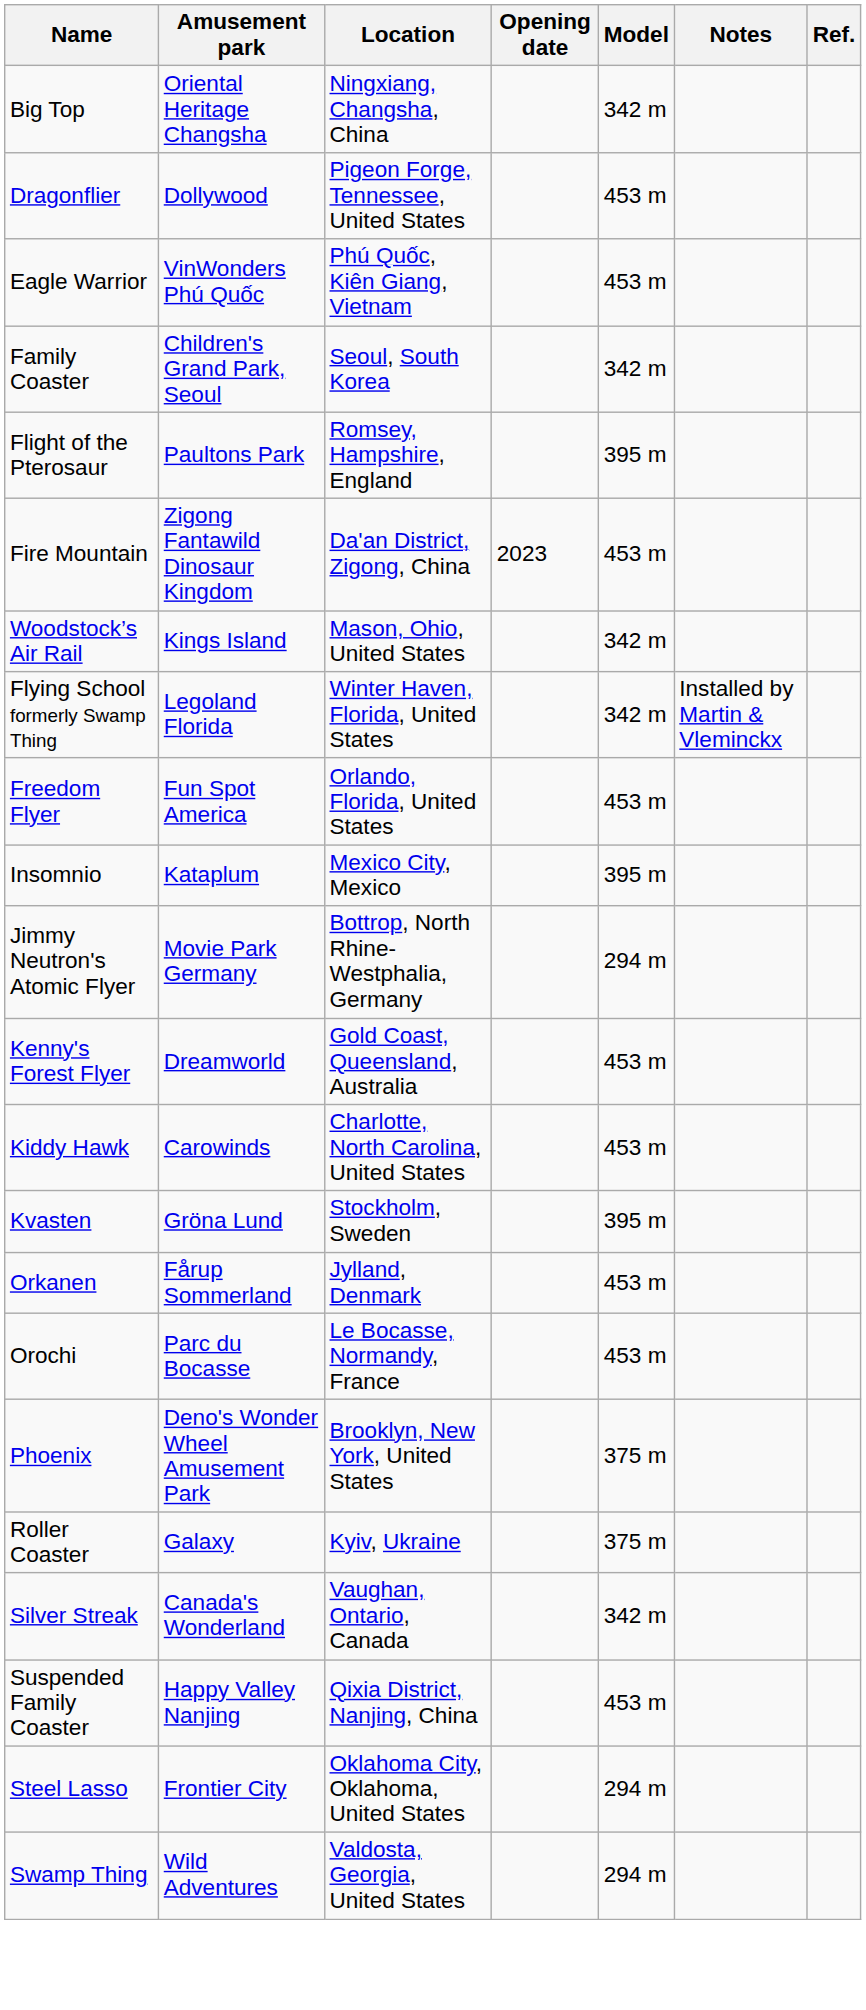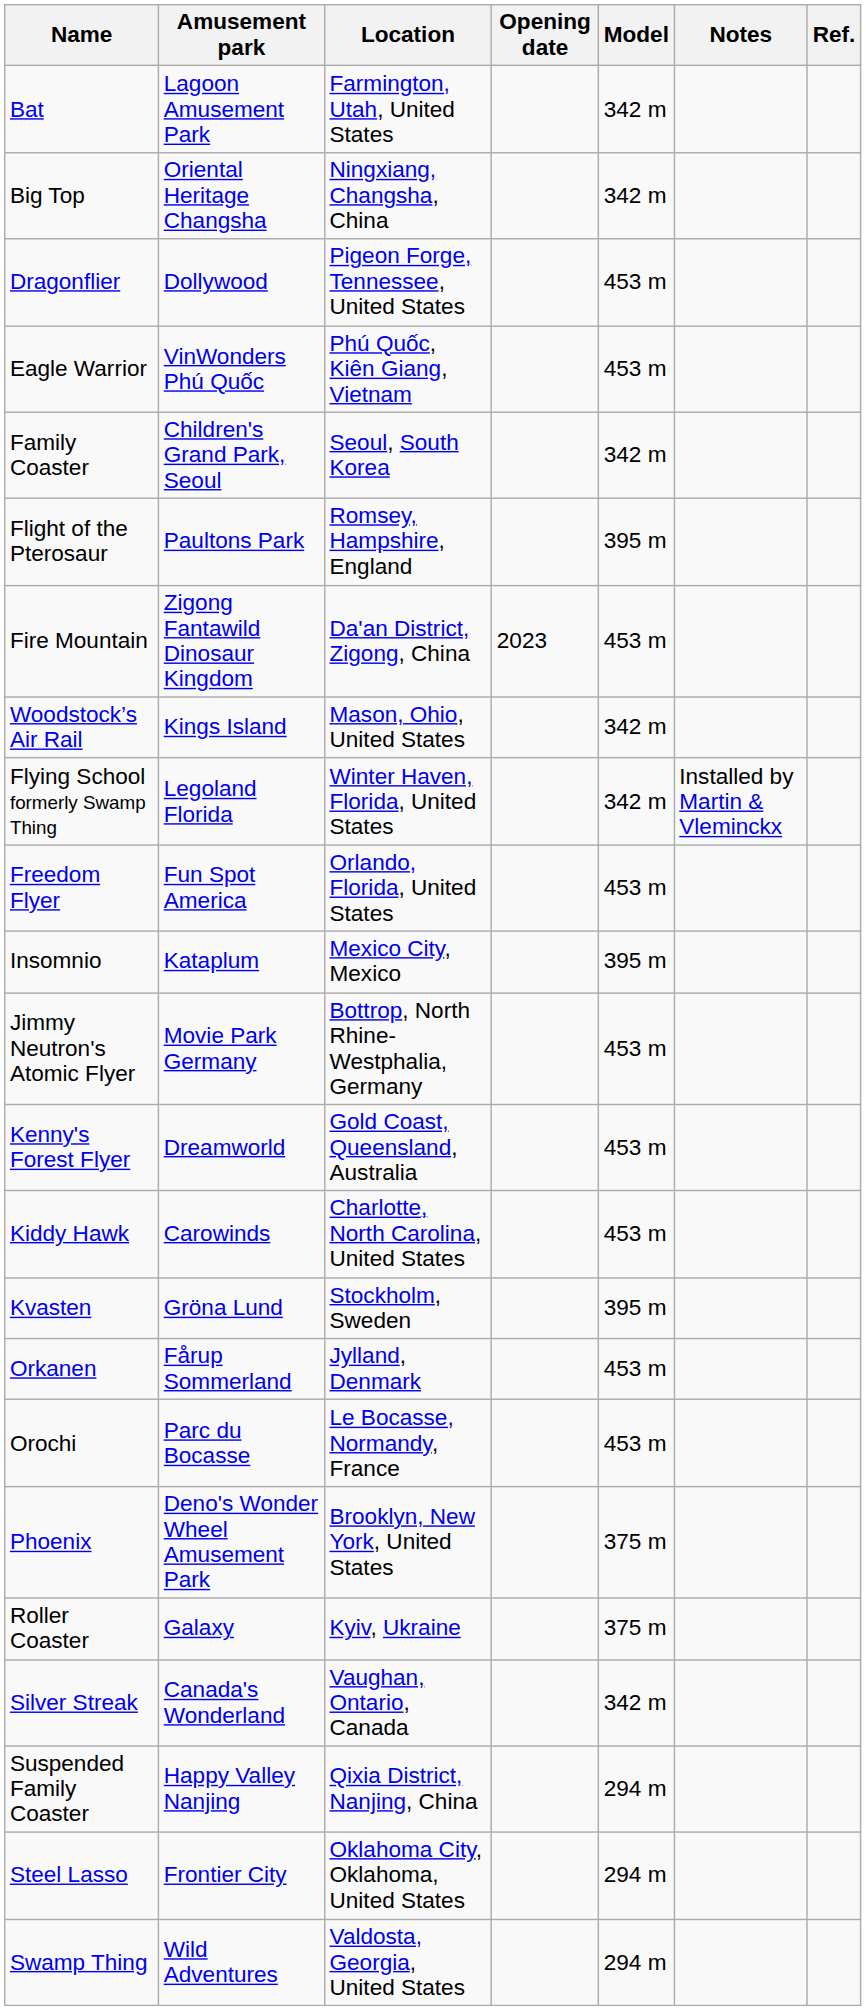+ row: (27, 108)
(635, 961) 294 m -> (635, 1048) 453 m
(635, 1702) 453 m -> (635, 1788) 294 m
